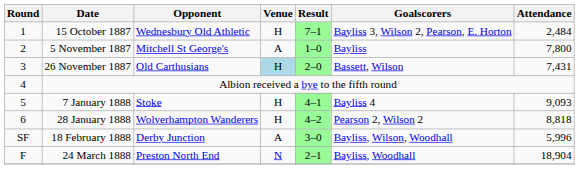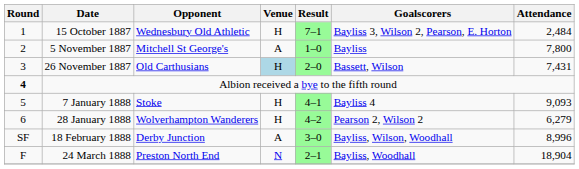(23, 84) normal -> (23, 84) bold
(559, 119) 8,818 -> (559, 119) 6,279
(559, 137) 5,996 -> (559, 137) 8,996
